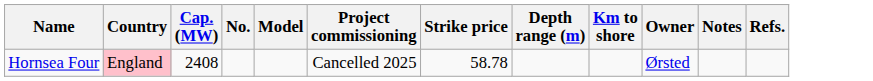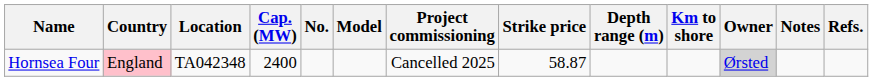+ column: (210, 27)
(202, 62) 2408 -> (280, 62) 2400
(489, 62) 58.78 -> (568, 62) 58.87
(668, 62) no background -> (746, 62) lightgrey background
